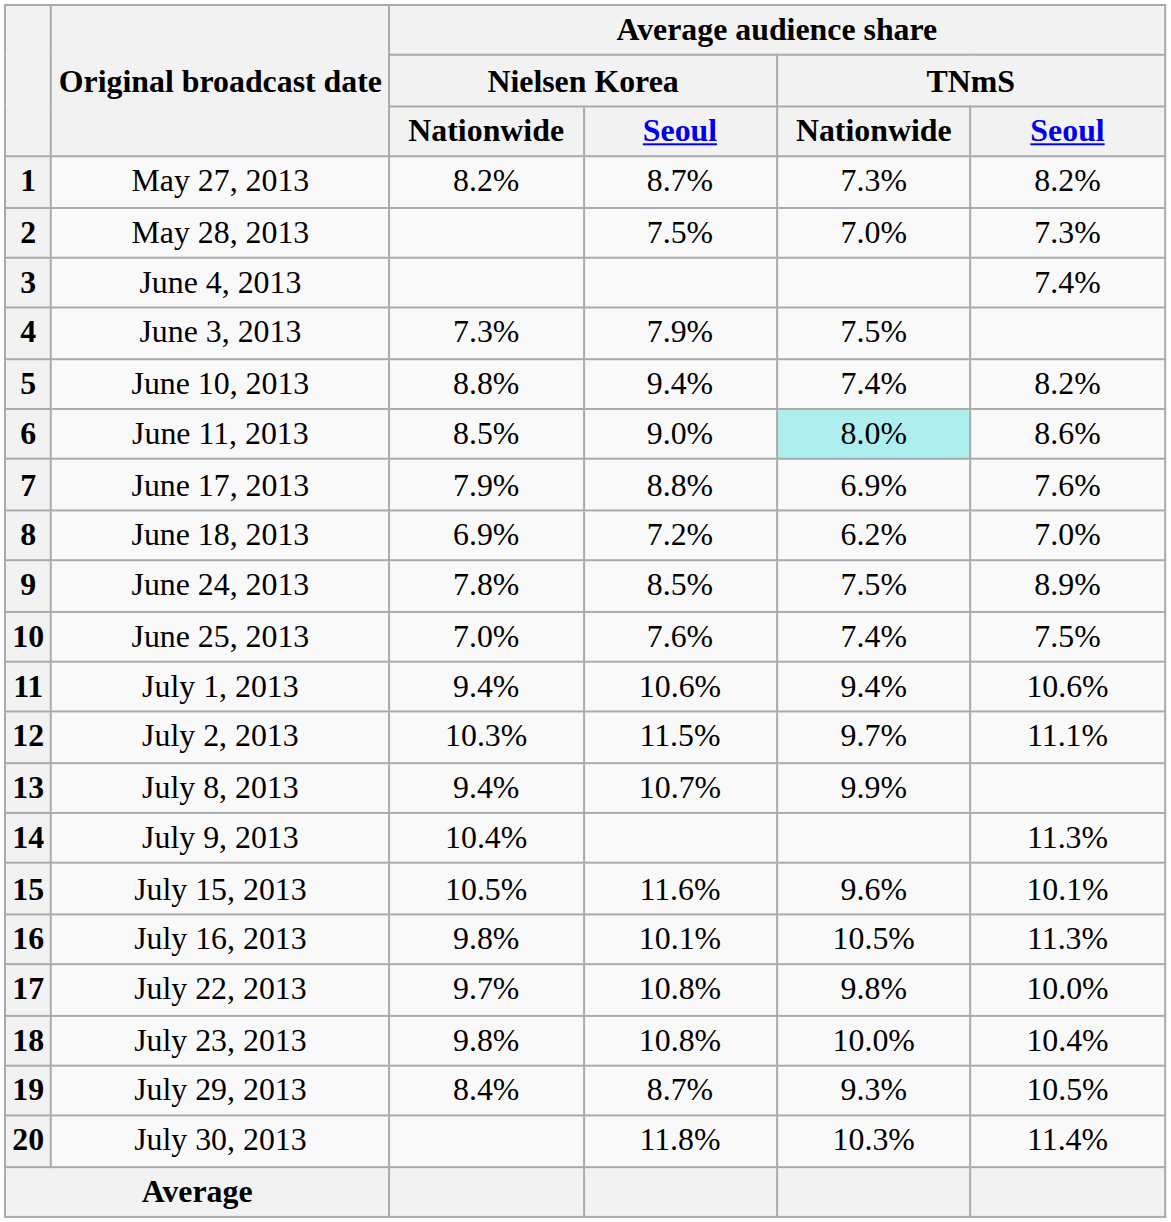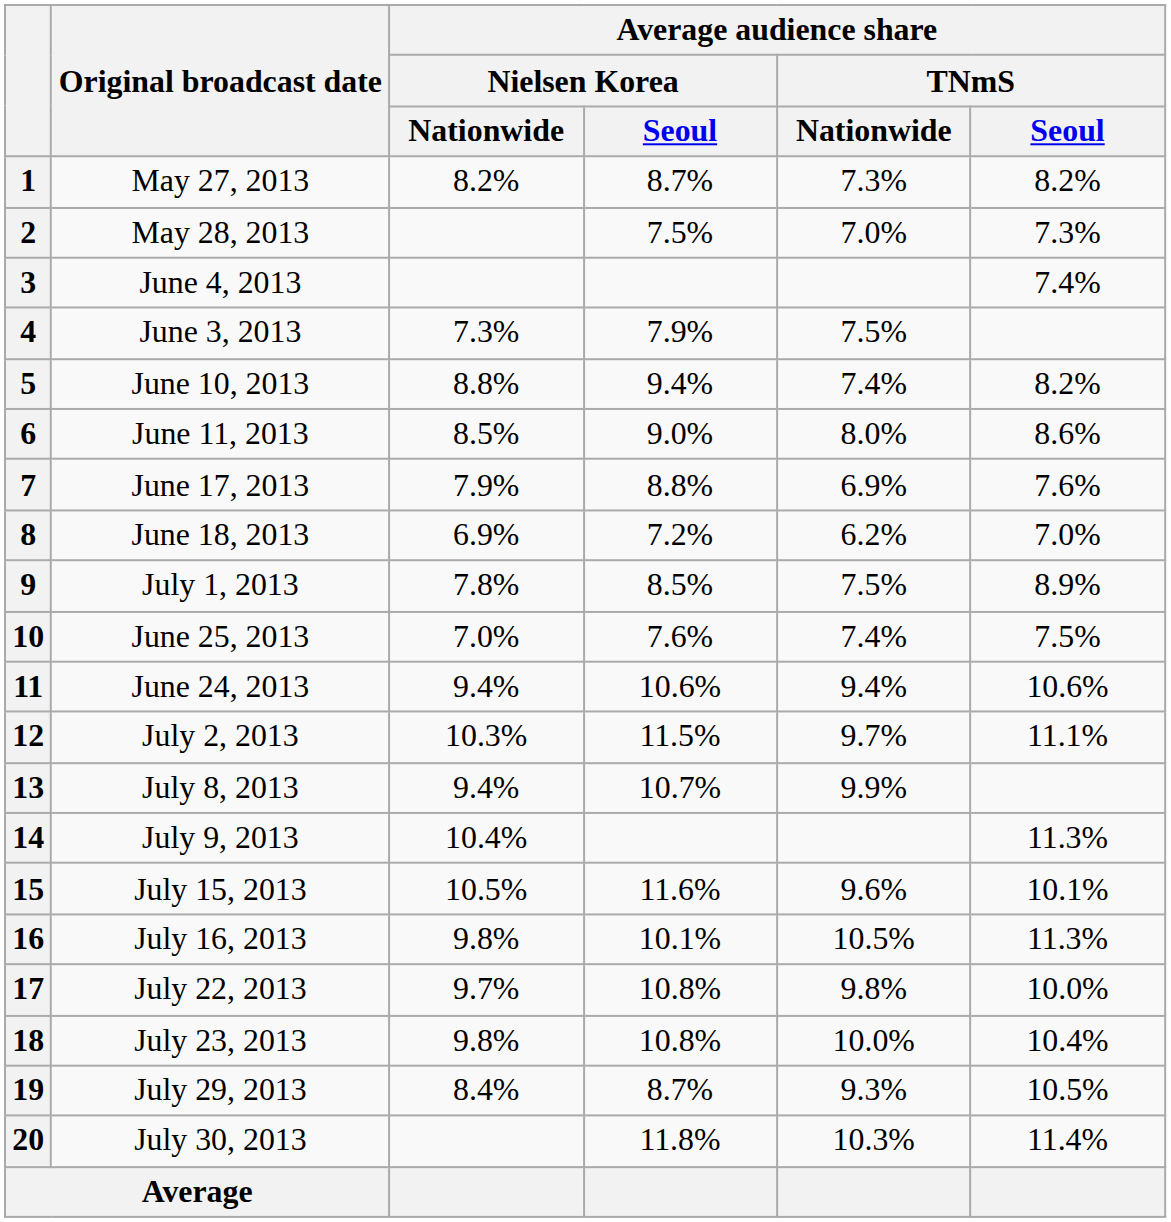(874, 433) paleturquoise background -> (874, 433) no background
(220, 585) June 24, 2013 -> (220, 585) July 1, 2013
(220, 686) July 1, 2013 -> (220, 686) June 24, 2013
